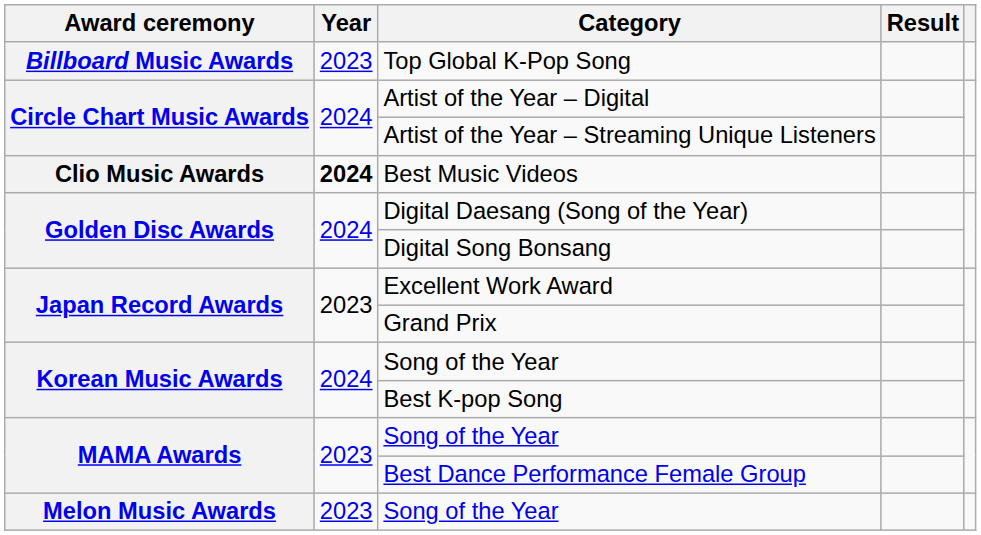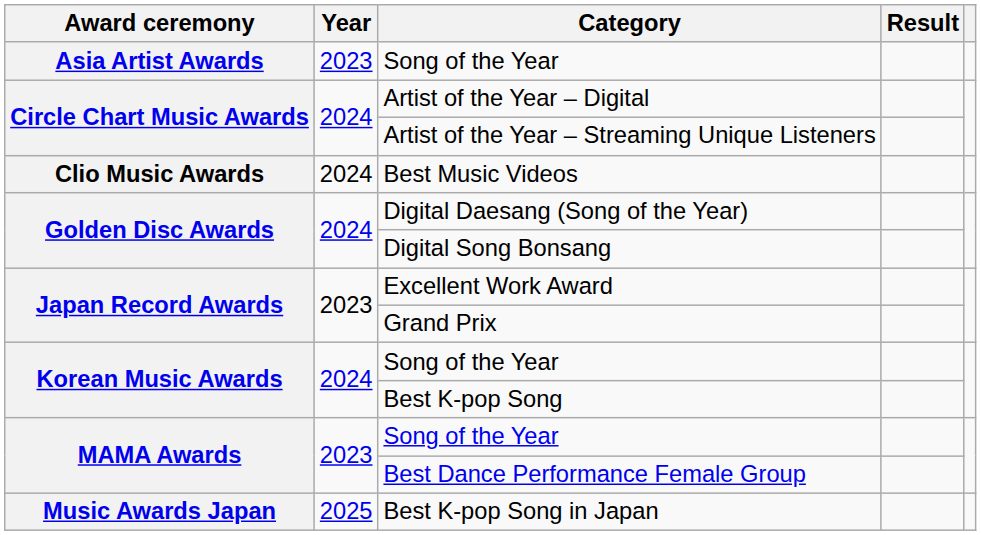+ row: (160, 60)
- row: (160, 60)
(346, 173) bold -> (346, 173) normal
- row: (160, 511)
+ row: (160, 511)
